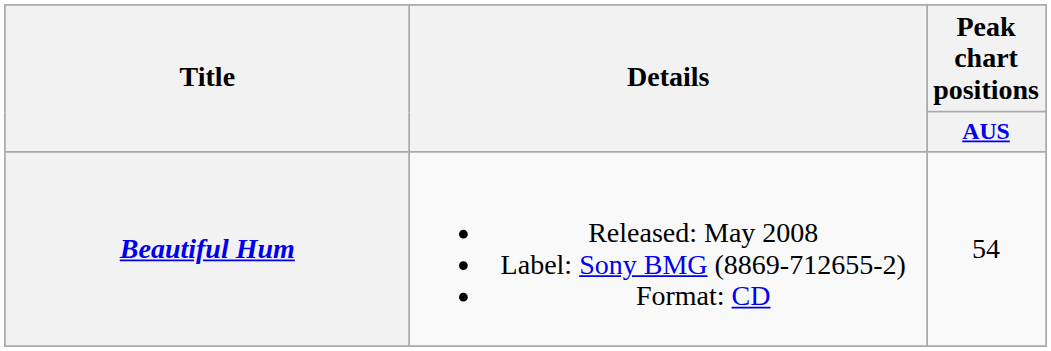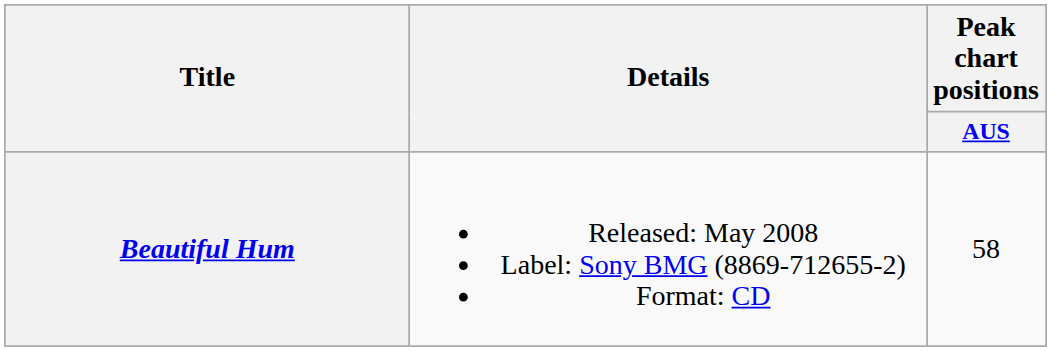(986, 248) 54 -> (986, 248) 58
